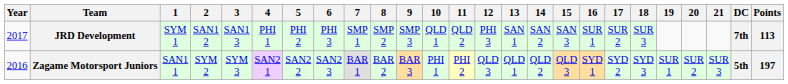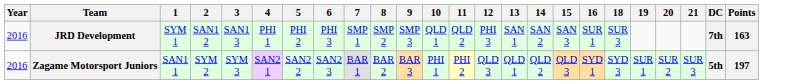- column: (618, 12)
(17, 35) 2017 -> (17, 35) 2016
(767, 35) 113 -> (742, 35) 163
